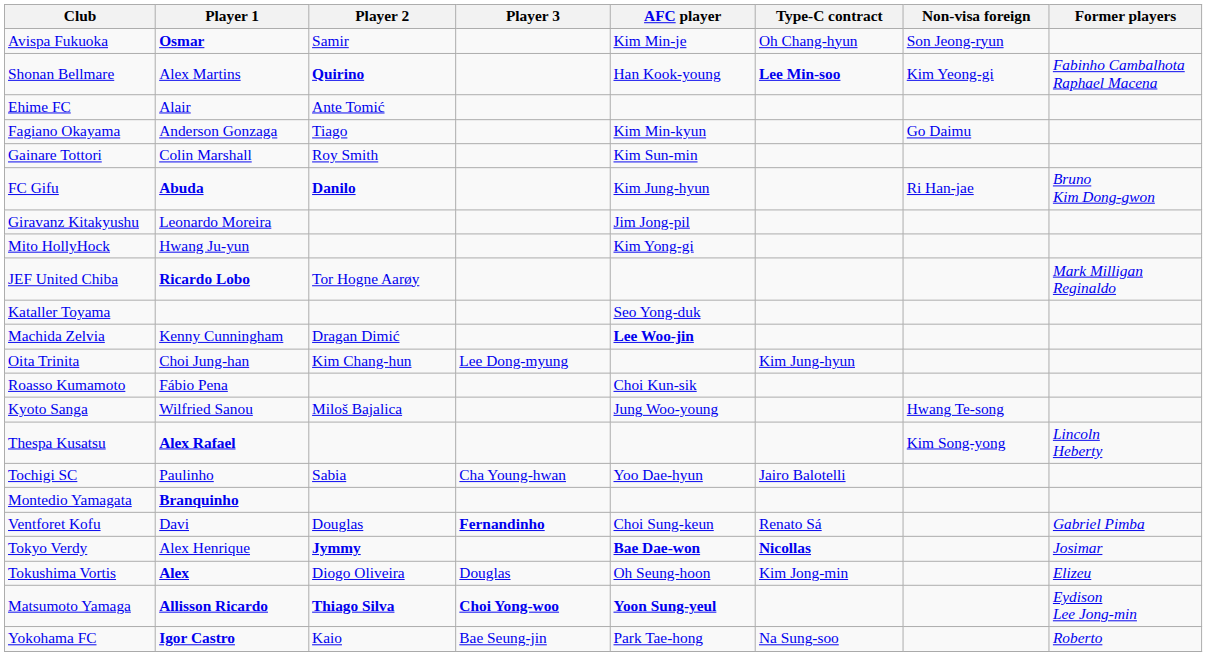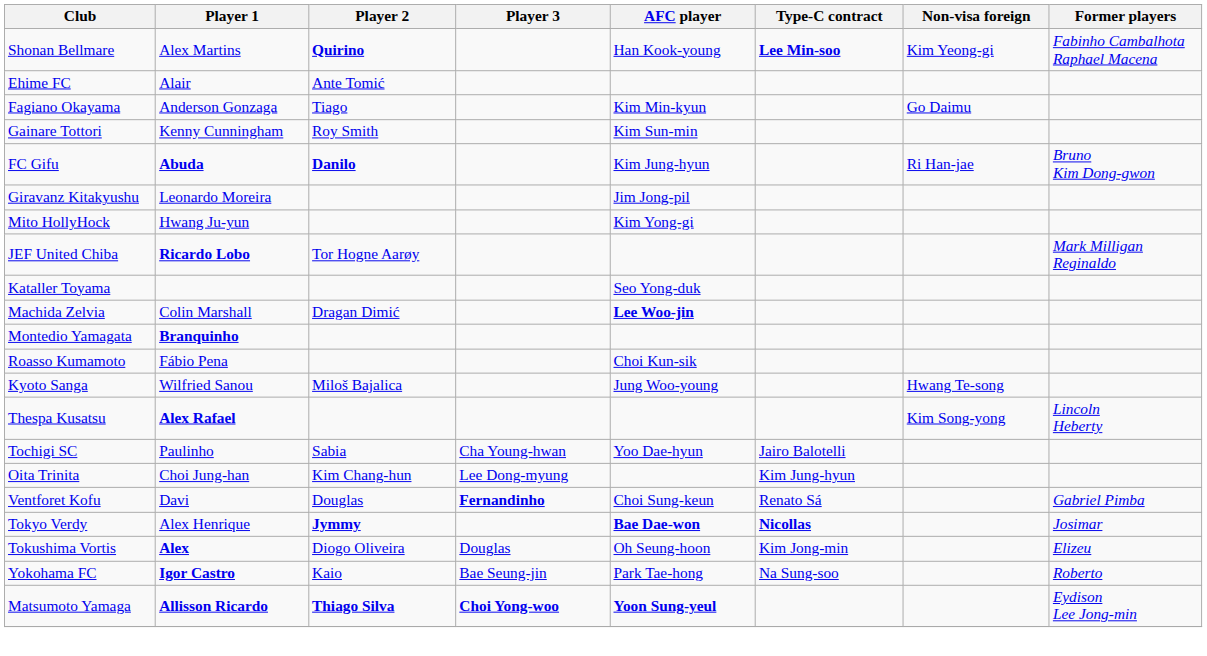- row: (58, 41)
(205, 155) Colin Marshall -> (221, 131) Kenny Cunningham
(221, 336) Kenny Cunningham -> (205, 312) Colin Marshall
rows swapped: (70, 499) <-> (44, 360)
rows swapped: (69, 605) <-> (52, 638)
